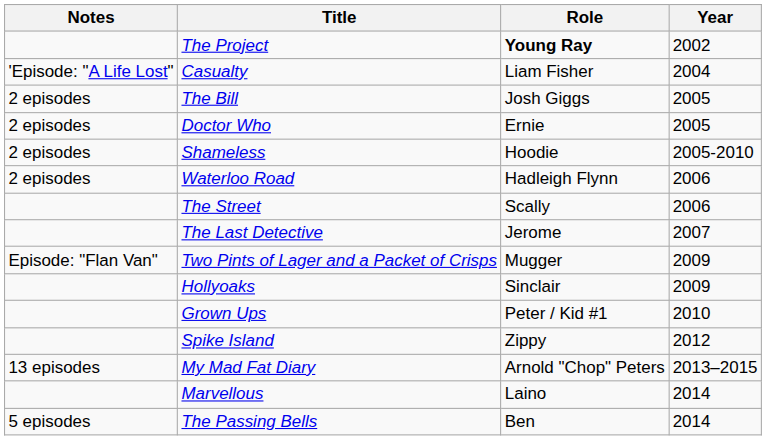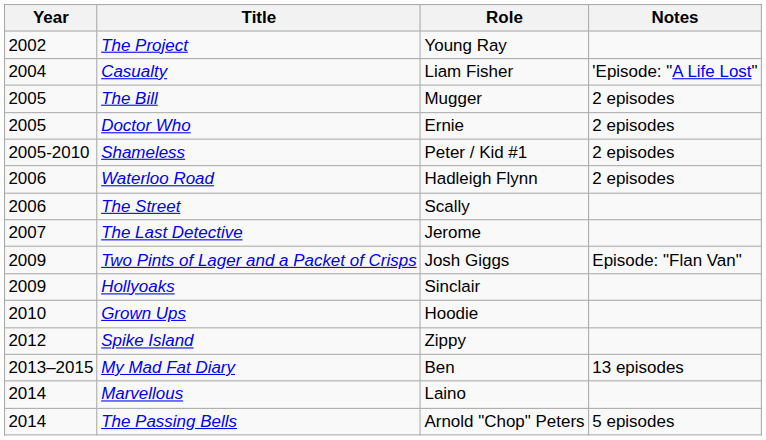columns swapped: (715, 17) <-> (91, 17)
(548, 44) bold -> (466, 44) normal
(547, 98) Josh Giggs -> (453, 98) Mugger
(532, 152) Hoodie -> (476, 152) Peter / Kid #1
(534, 260) Mugger -> (467, 260) Josh Giggs
(556, 313) Peter / Kid #1 -> (451, 313) Hoodie
(585, 367) Arnold "Chop" Peters -> (440, 367) Ben
(520, 421) Ben -> (504, 421) Arnold "Chop" Peters
